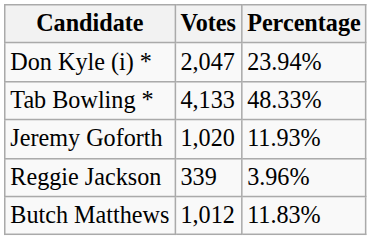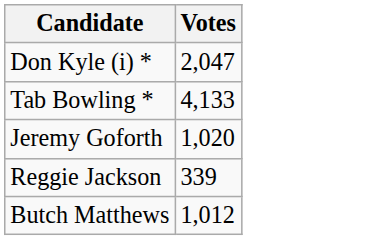- column: (304, 23)
